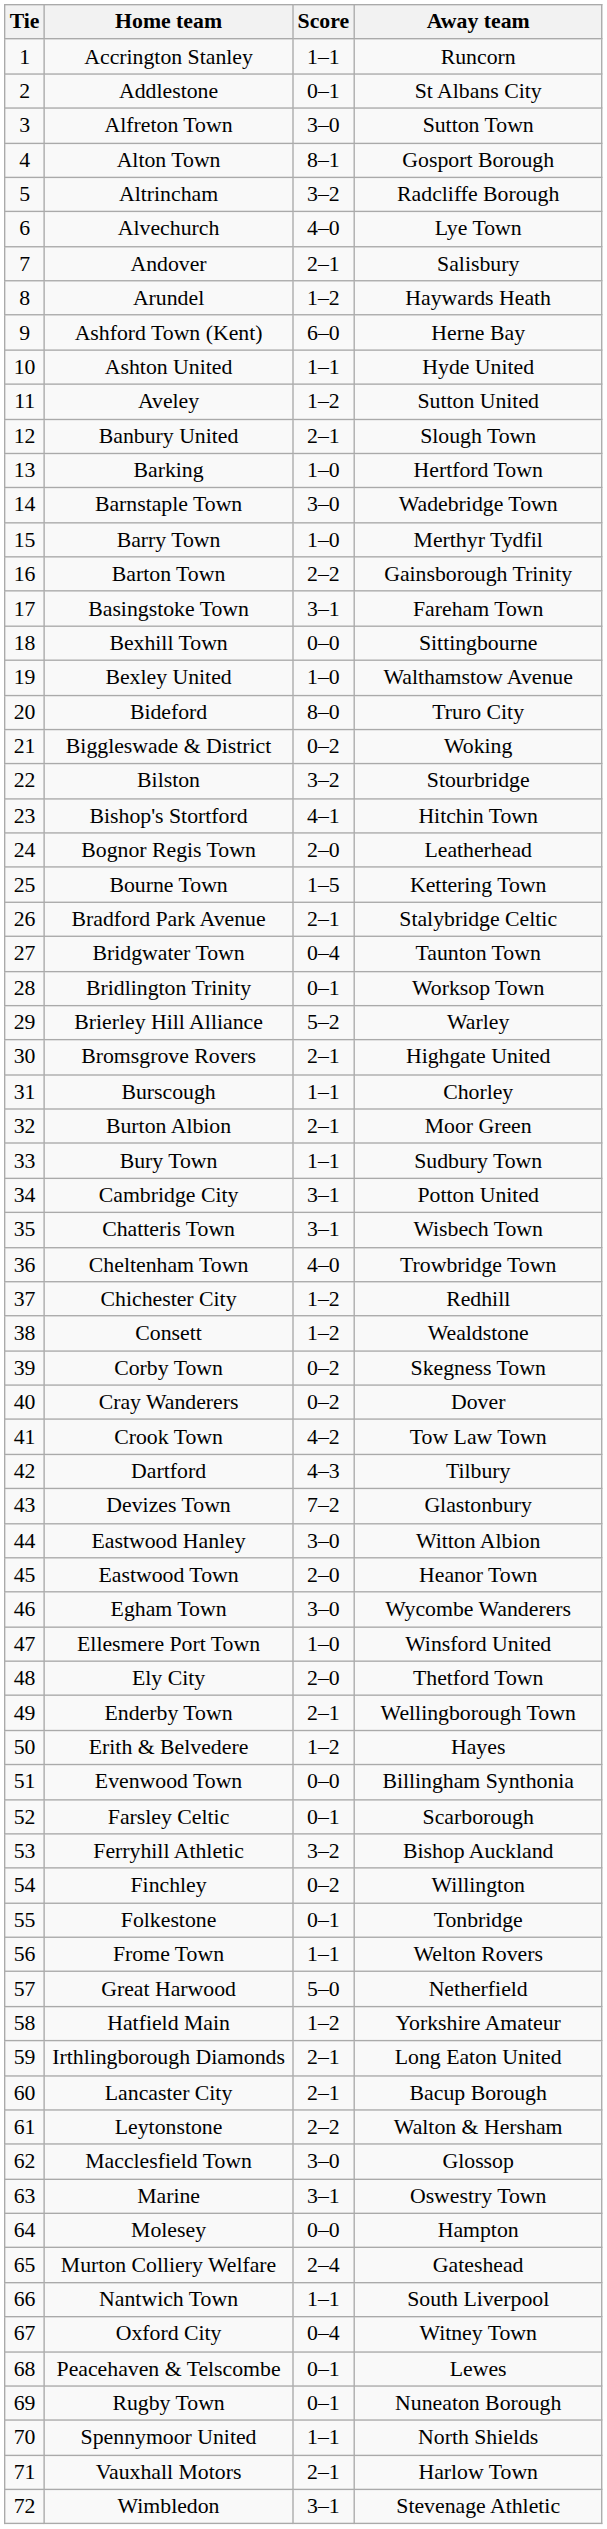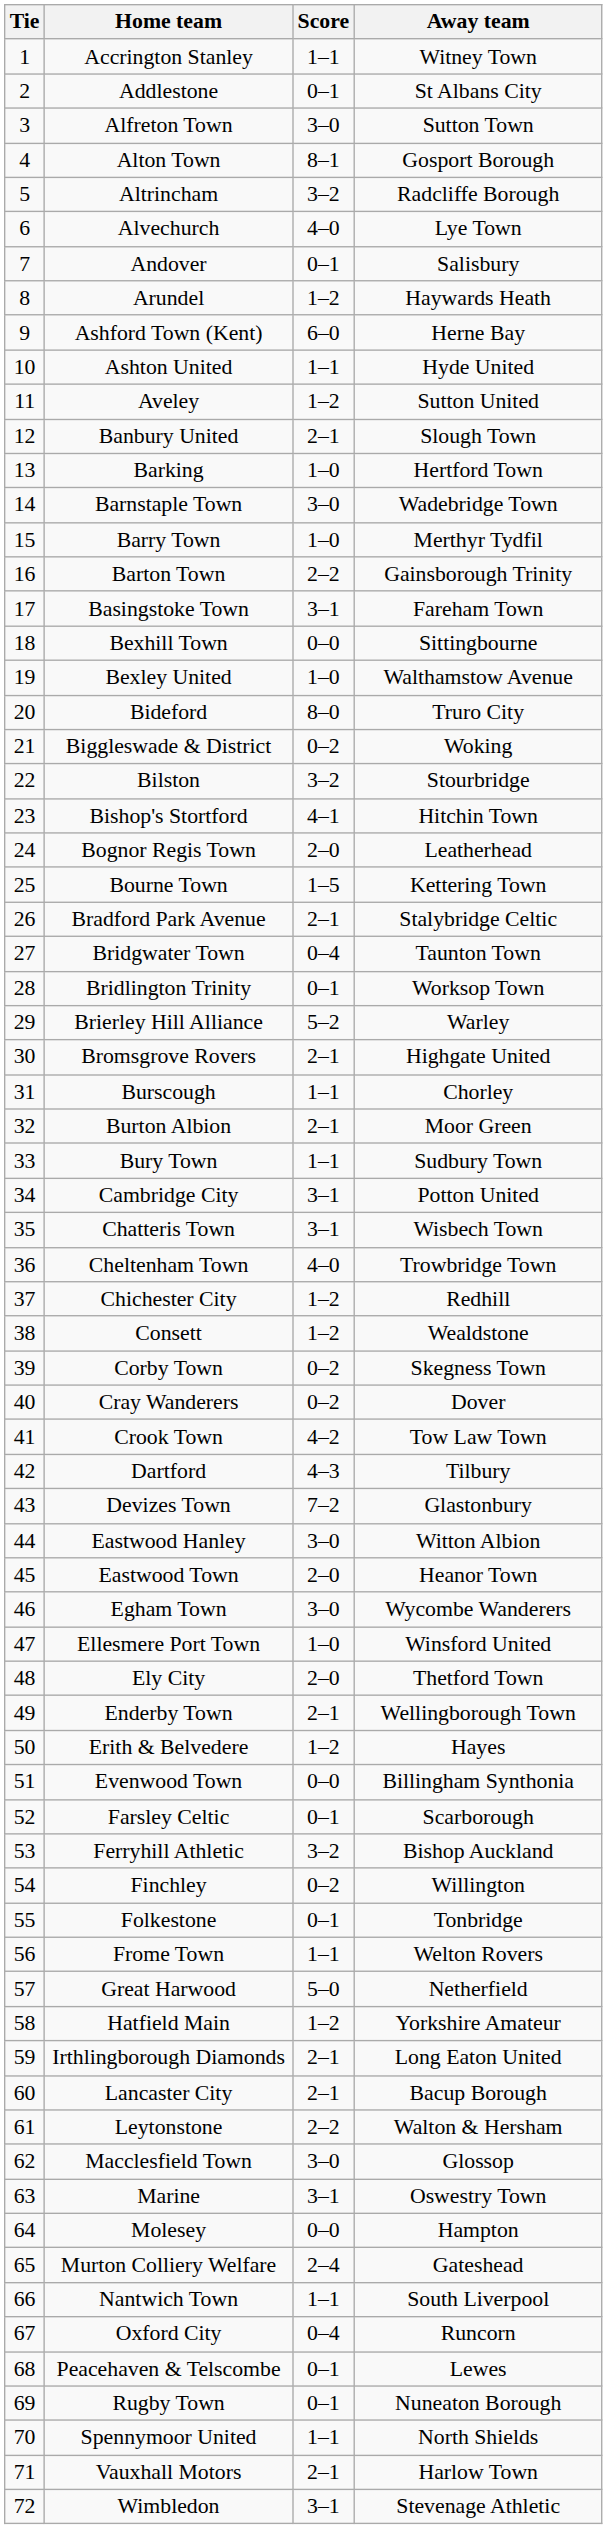(478, 56) Runcorn -> (478, 56) Witney Town
(323, 263) 2–1 -> (323, 263) 0–1
(478, 2333) Witney Town -> (478, 2333) Runcorn
